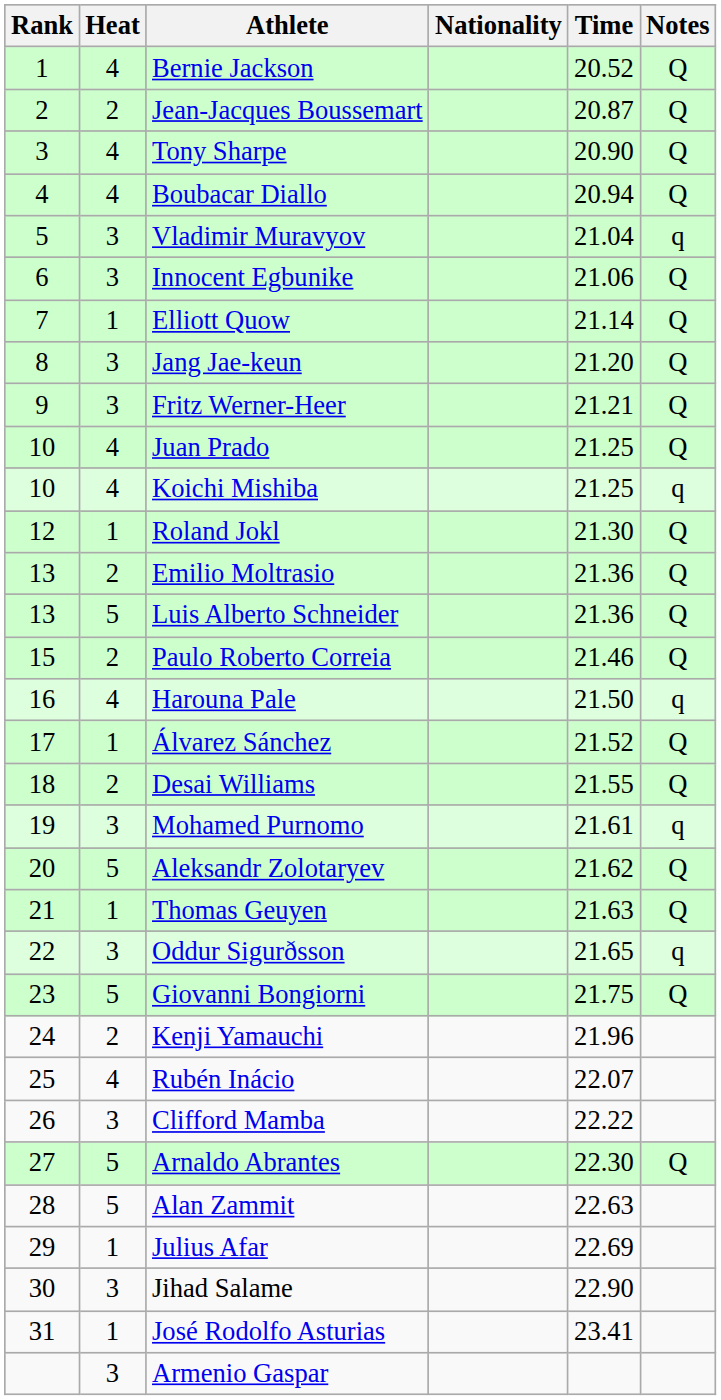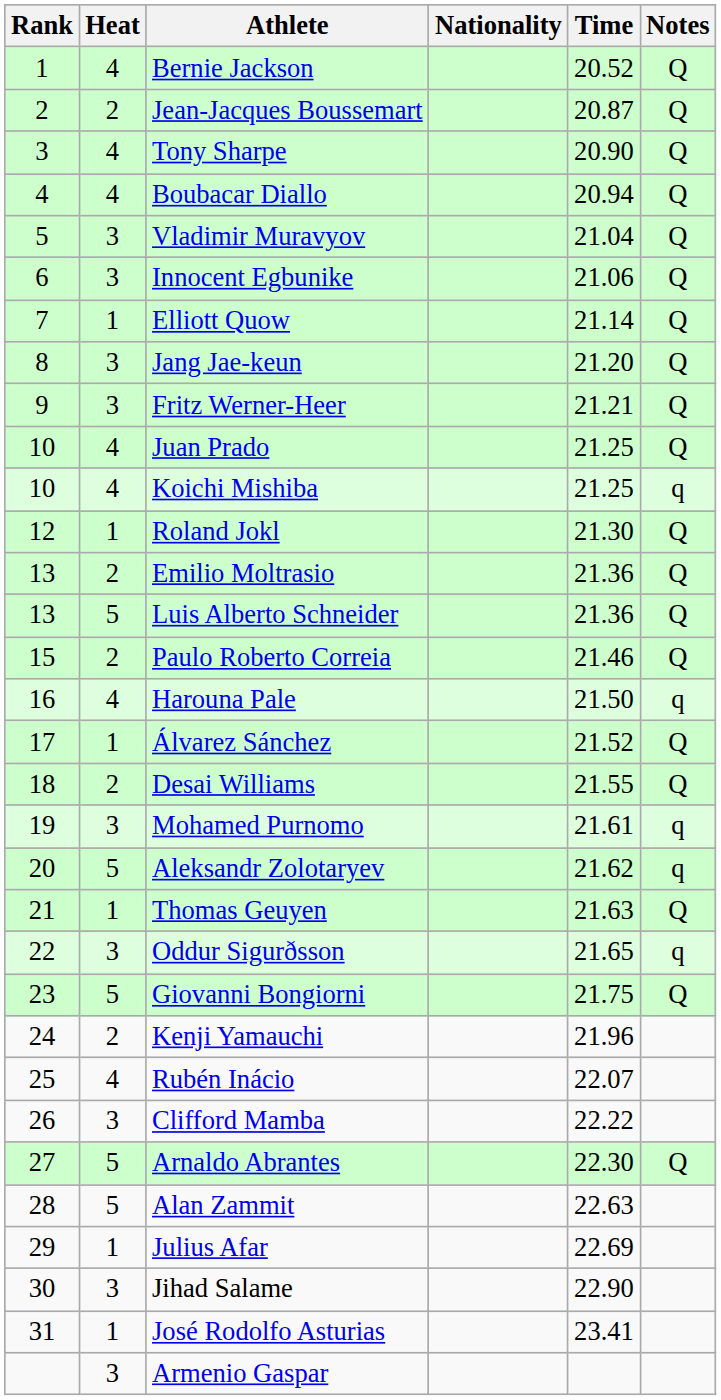(678, 236) q -> (678, 236) Q
(678, 868) Q -> (678, 868) q
